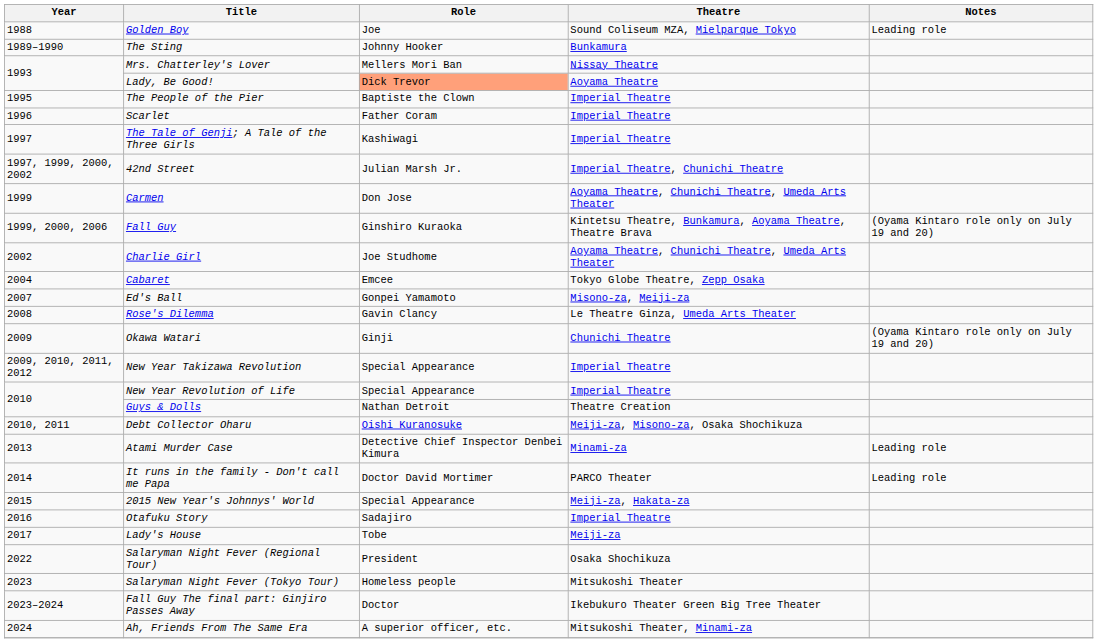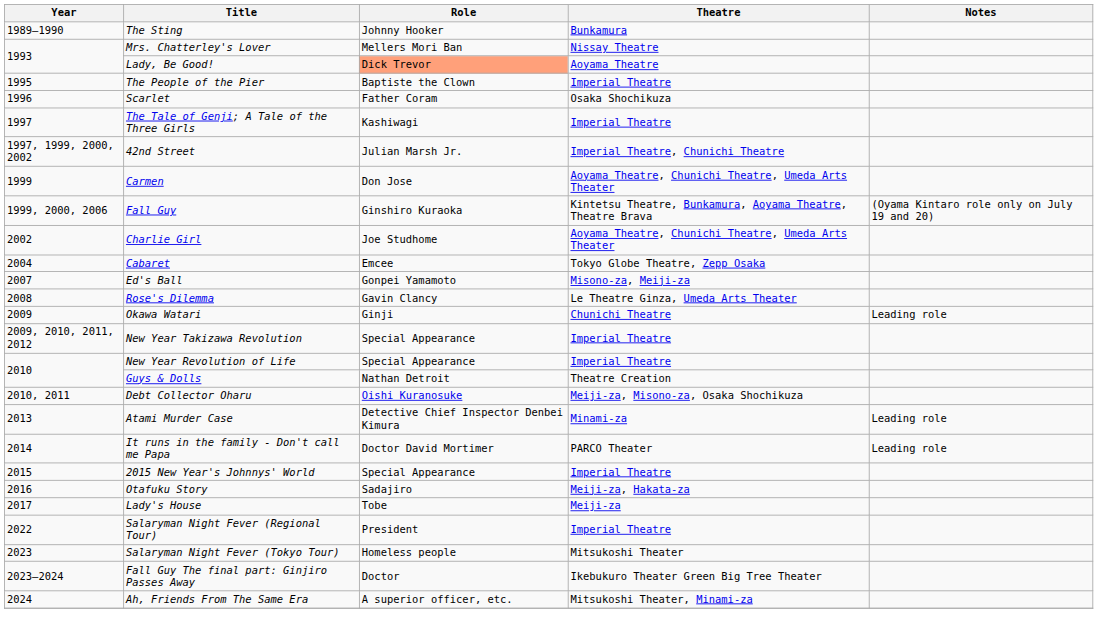- row: (157, 30)
(620, 116) Imperial Theatre -> (621, 99) Osaka Shochikuza
(972, 338) (Oyama Kintaro role only on July 19 and 20) -> (909, 315) Leading role
(630, 501) Meiji-za, Hakata-za -> (621, 472) Imperial Theatre
(620, 518) Imperial Theatre -> (630, 489) Meiji-za, Hakata-za
(620, 559) Osaka Shochikuza -> (621, 530) Imperial Theatre
